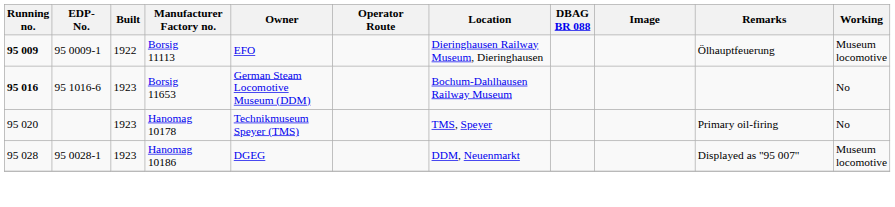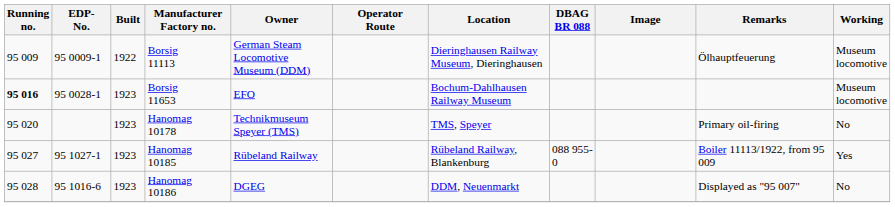(23, 50) bold -> (23, 57) normal
(245, 50) EFO -> (272, 57) German Steam Locomotive Museum (DDM)
(78, 87) 95 1016-6 -> (78, 94) 95 0028-1
(272, 87) German Steam Locomotive Museum (DDM) -> (244, 94) EFO
(843, 87) No -> (861, 94) Museum locomotive
+ row: (170, 155)
(78, 155) 95 0028-1 -> (78, 186) 95 1016-6
(862, 155) Museum locomotive -> (843, 186) No
